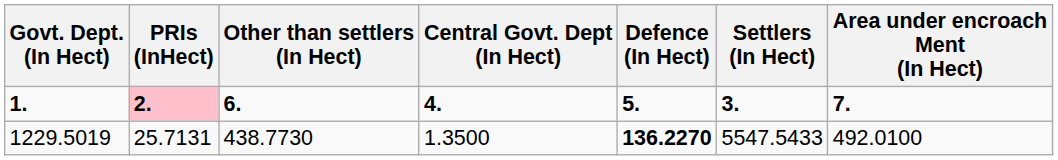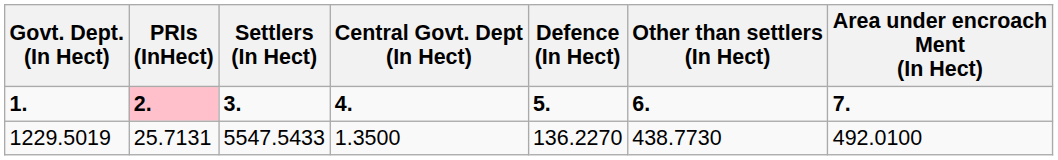columns swapped: (772, 45) <-> (319, 45)
(667, 137) bold -> (578, 137) normal
